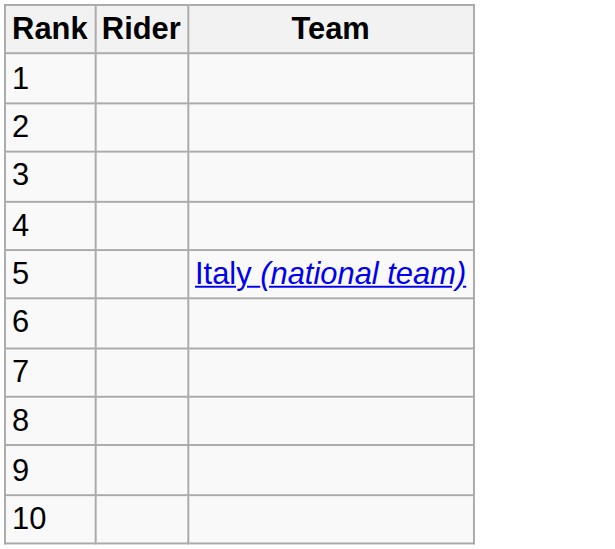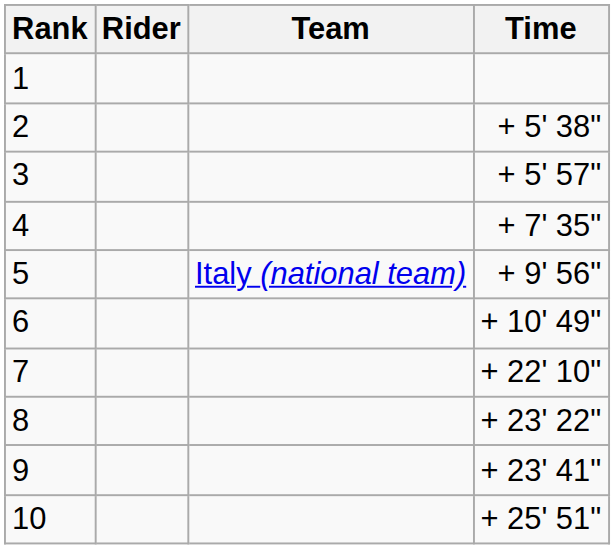+ column: (541, 28)
